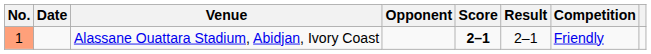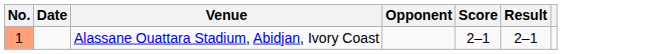- column: (595, 15)
(478, 37) bold -> (478, 37) normal
